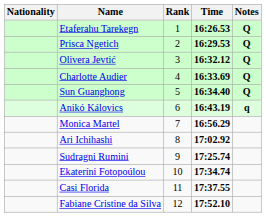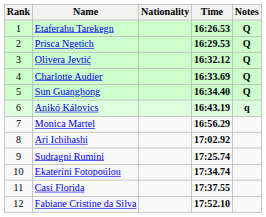columns swapped: (177, 12) <-> (31, 12)
